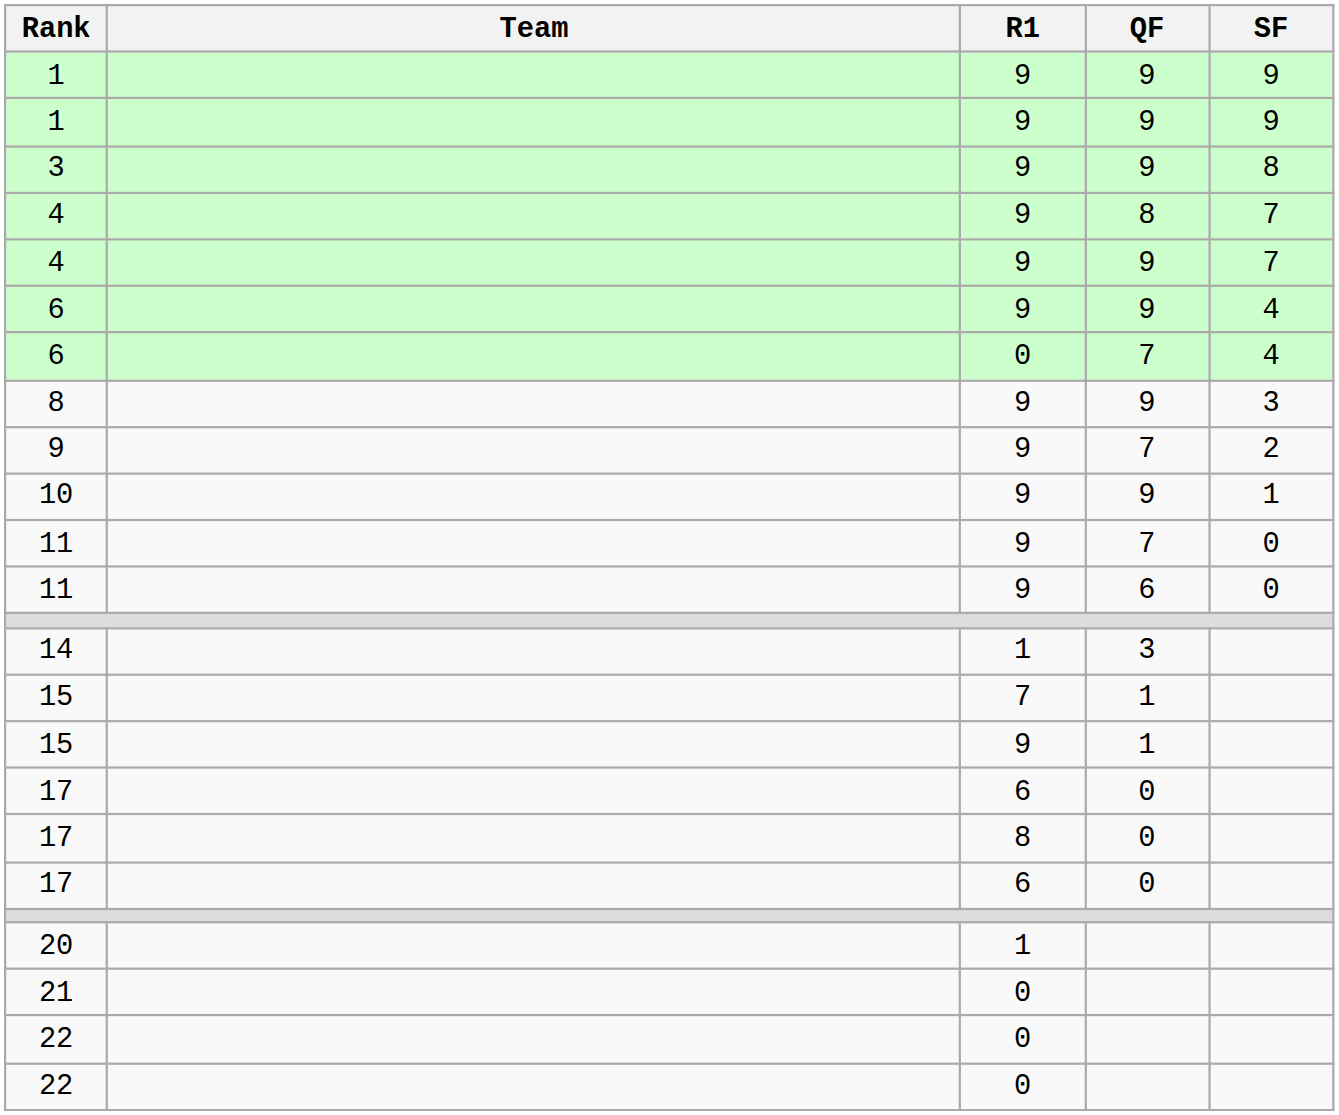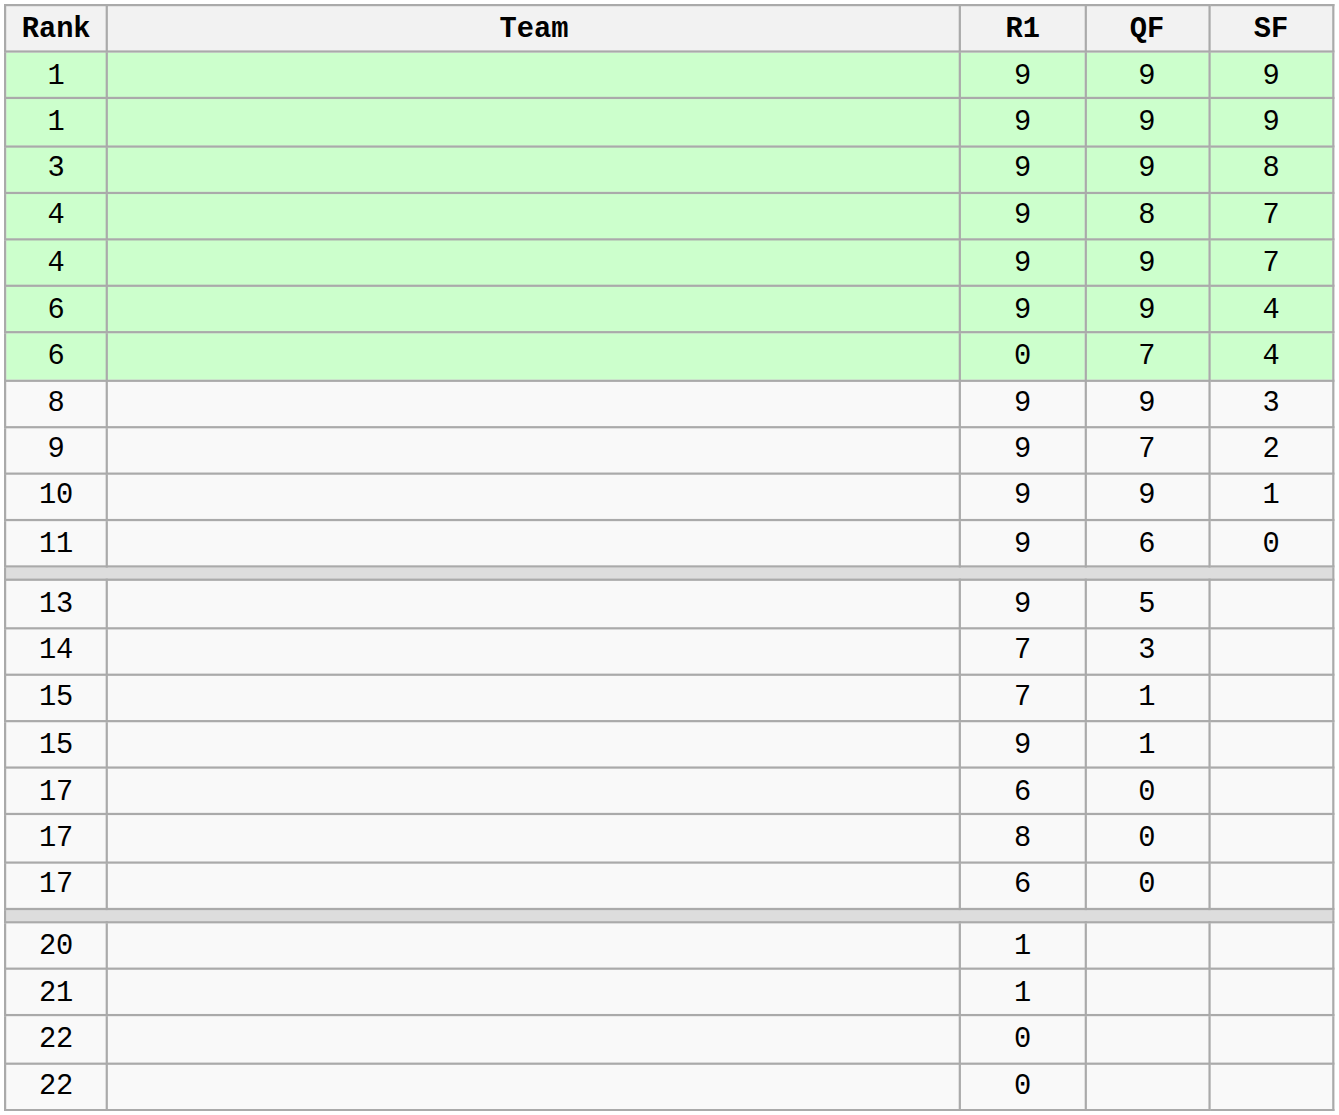- row: (56, 544)
+ row: (56, 604)
(1023, 651) 1 -> (1023, 651) 7
(1023, 992) 0 -> (1023, 992) 1
